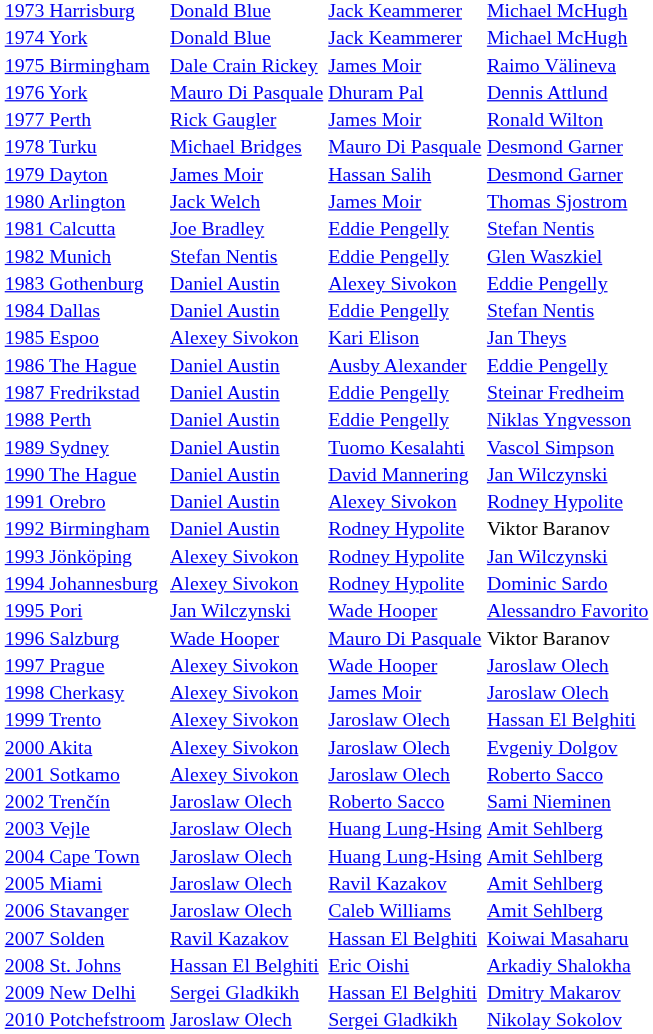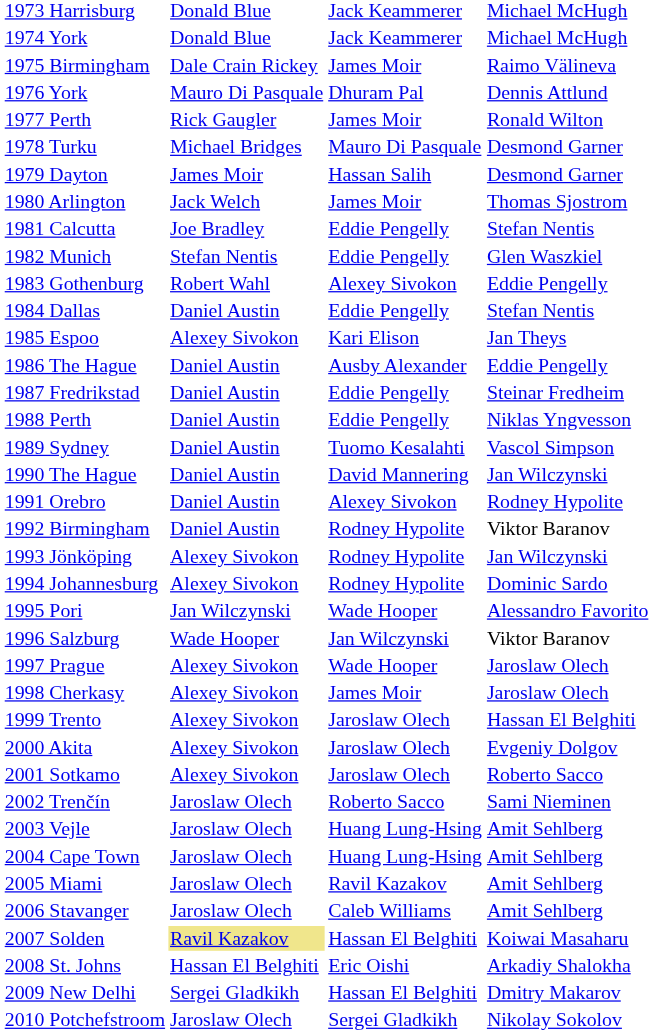(225, 283) Daniel Austin -> (220, 283) Robert Wahl
(405, 638) Mauro Di Pasquale -> (388, 638) Jan Wilczynski
(229, 938) no background -> (229, 938) khaki background
